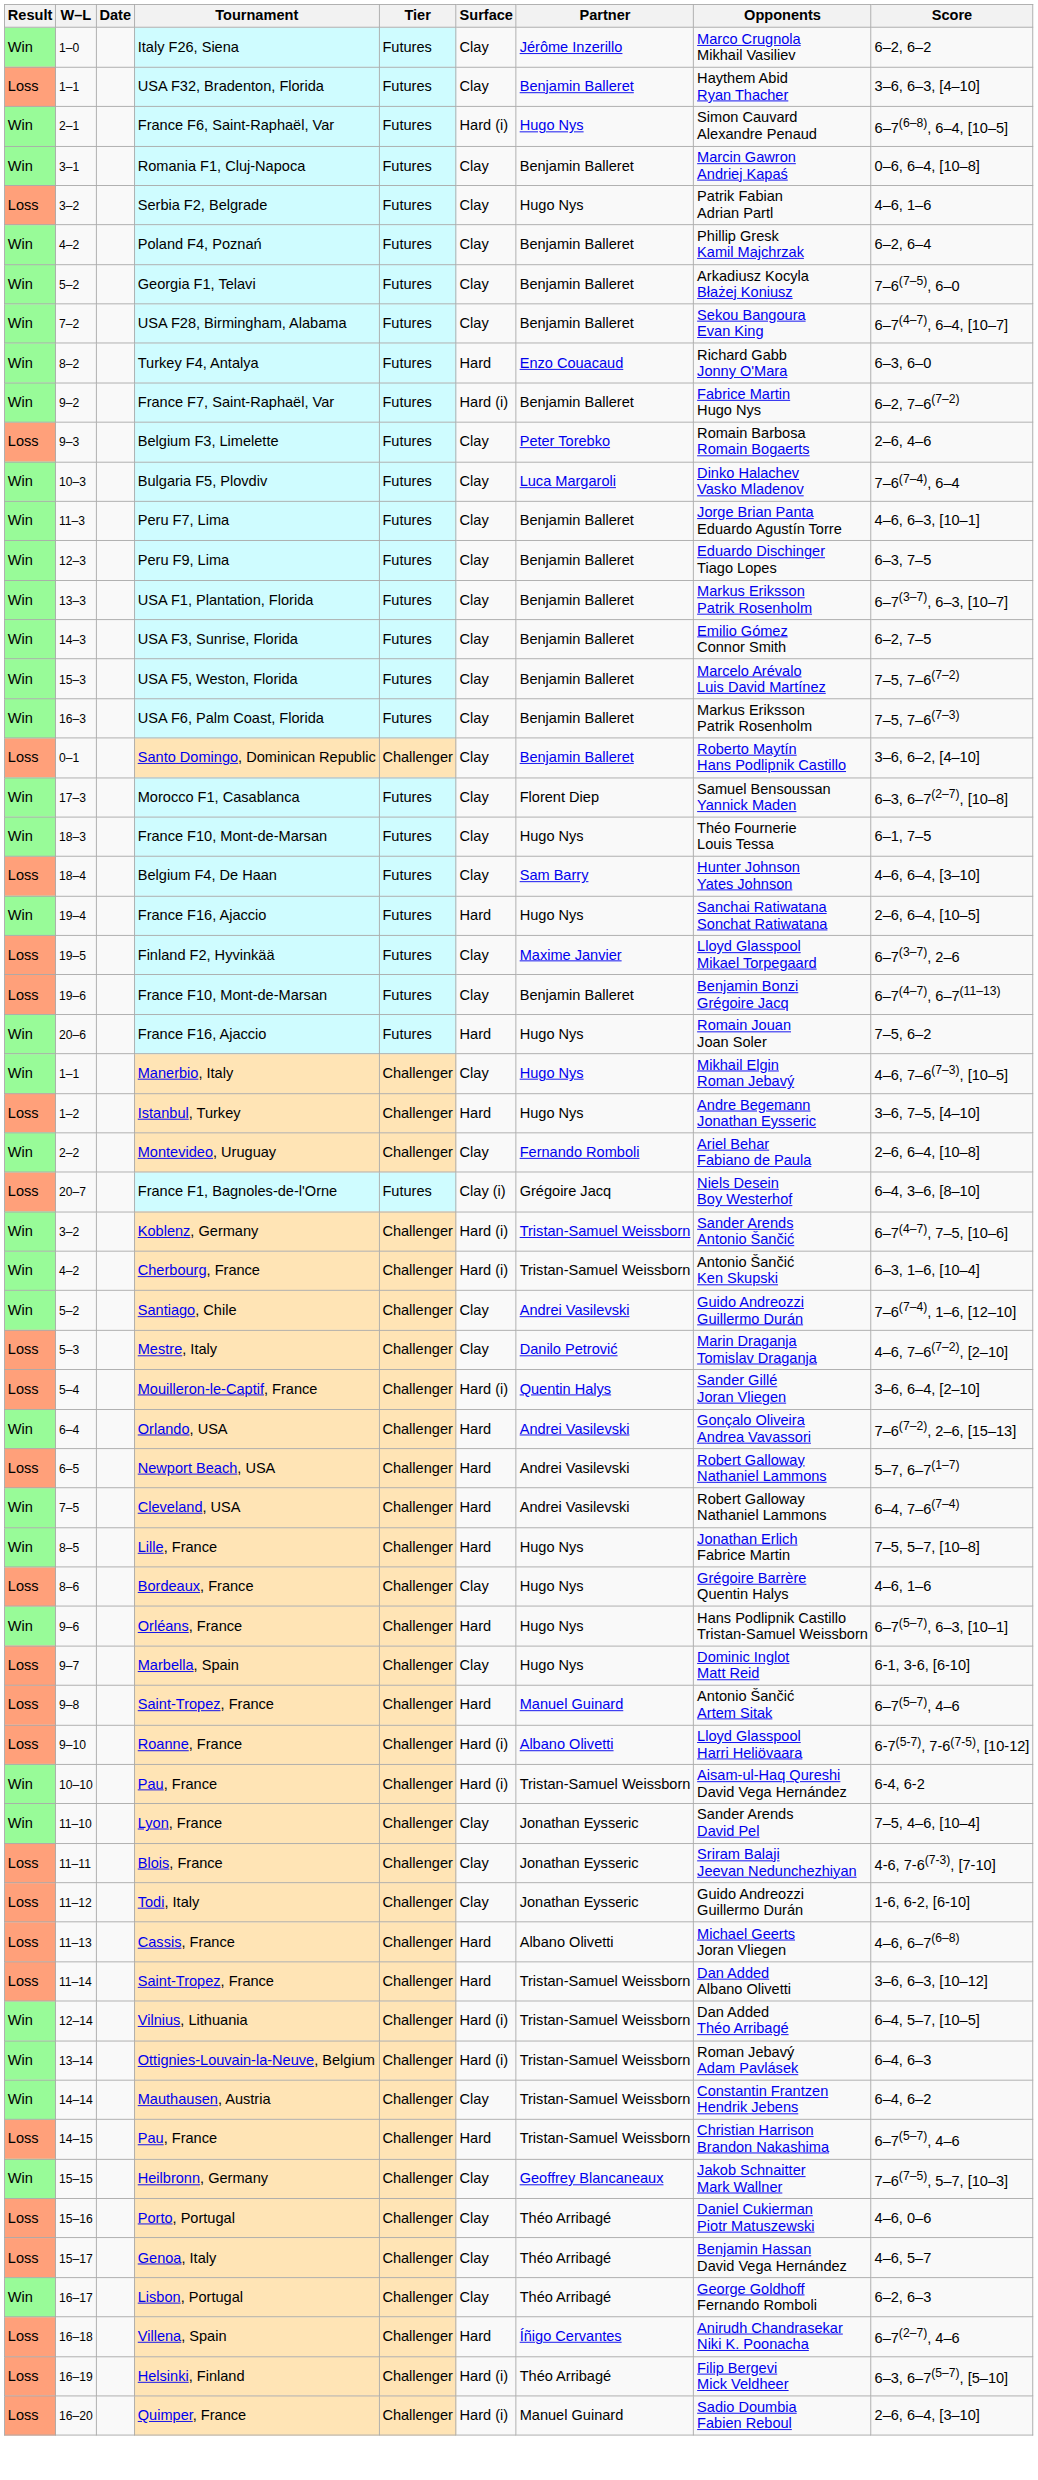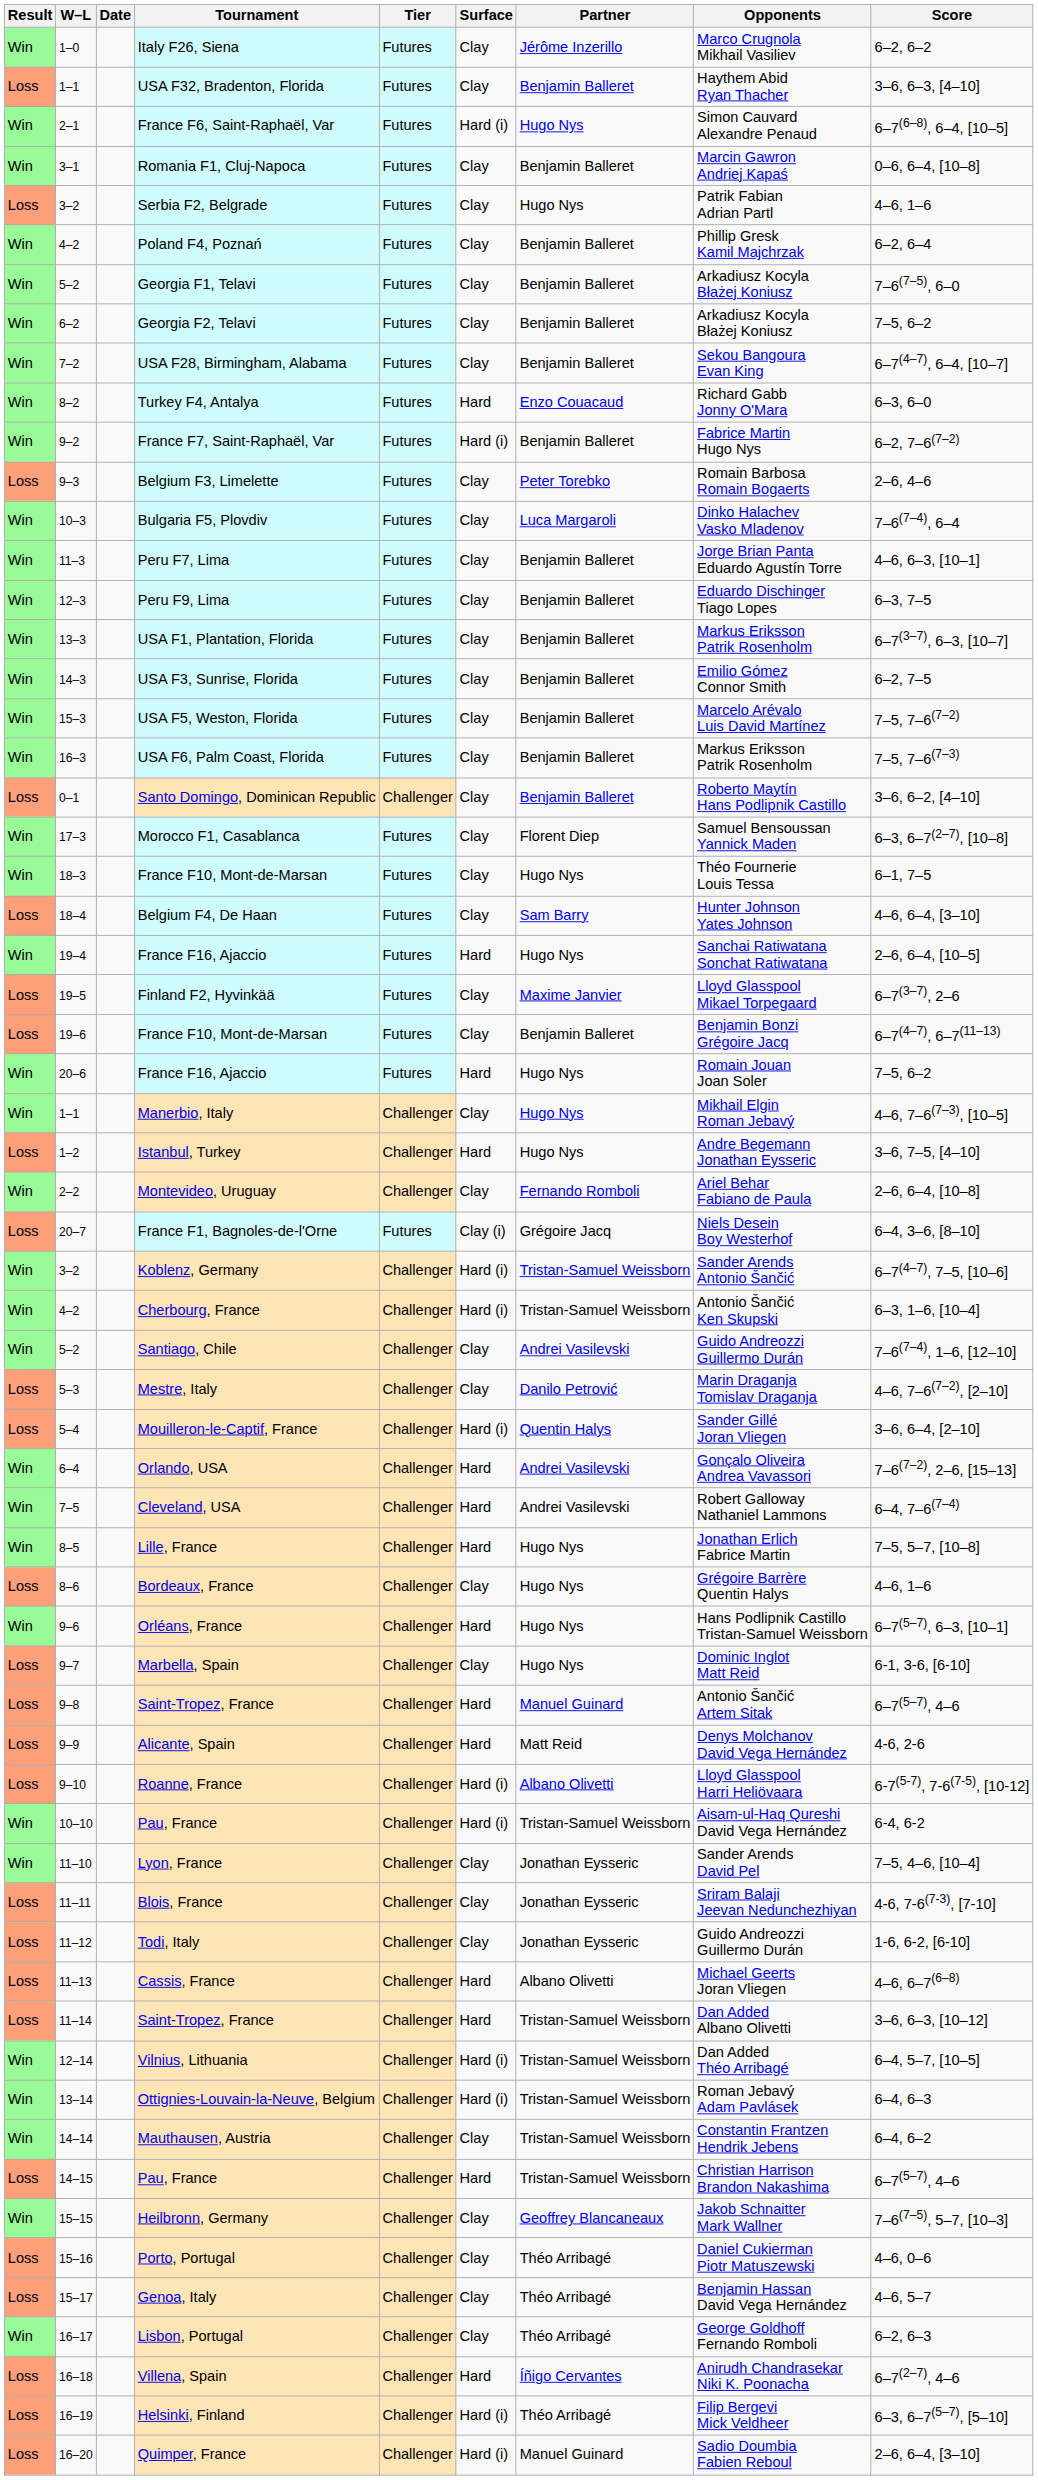+ row: (69, 324)
- row: (69, 1469)
+ row: (69, 1745)
